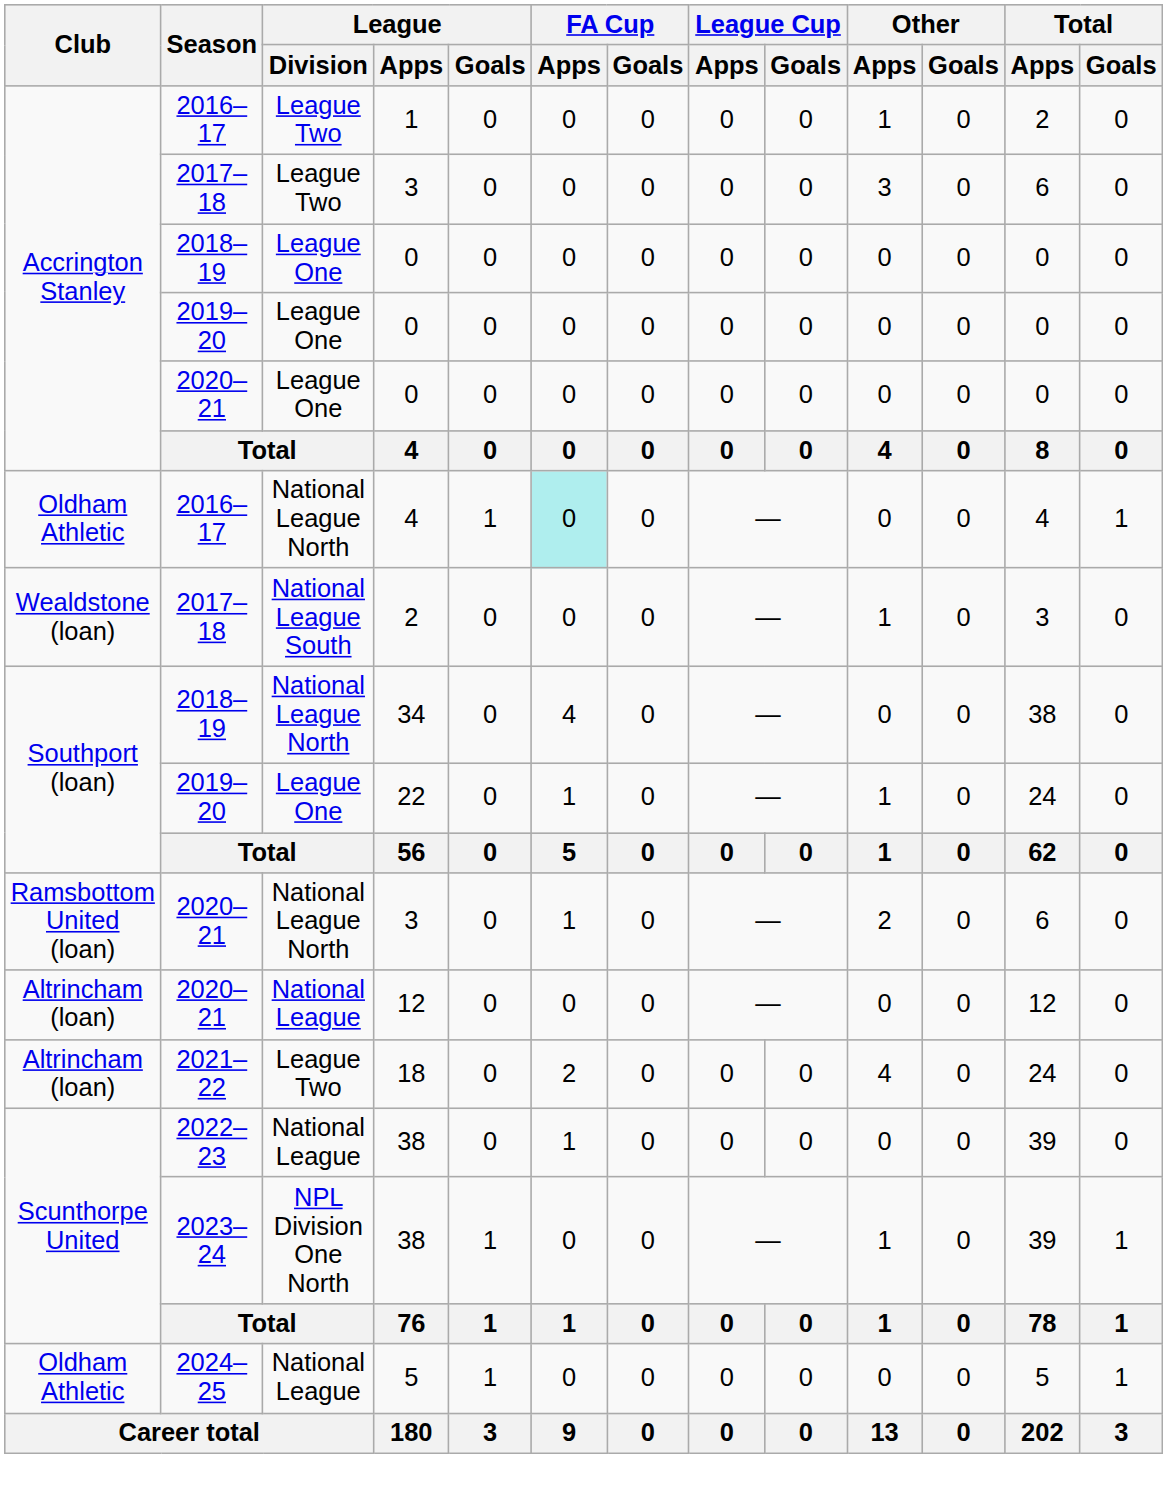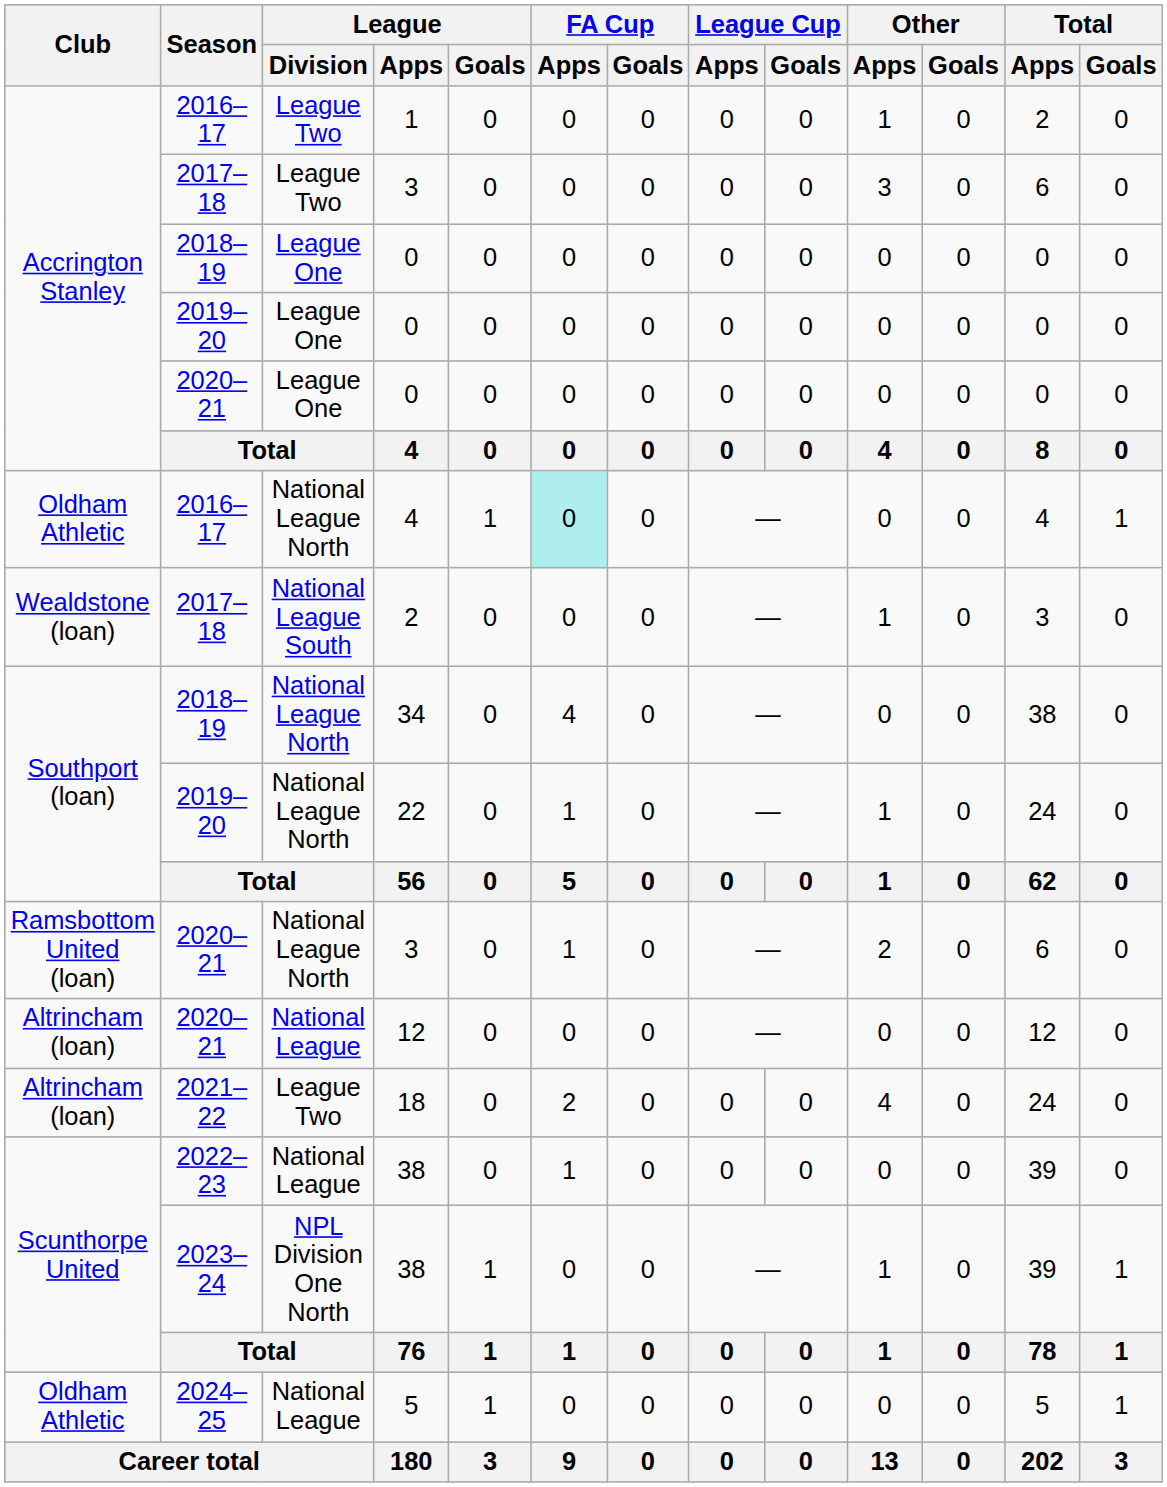(318, 797) League One -> (318, 811) National League North
